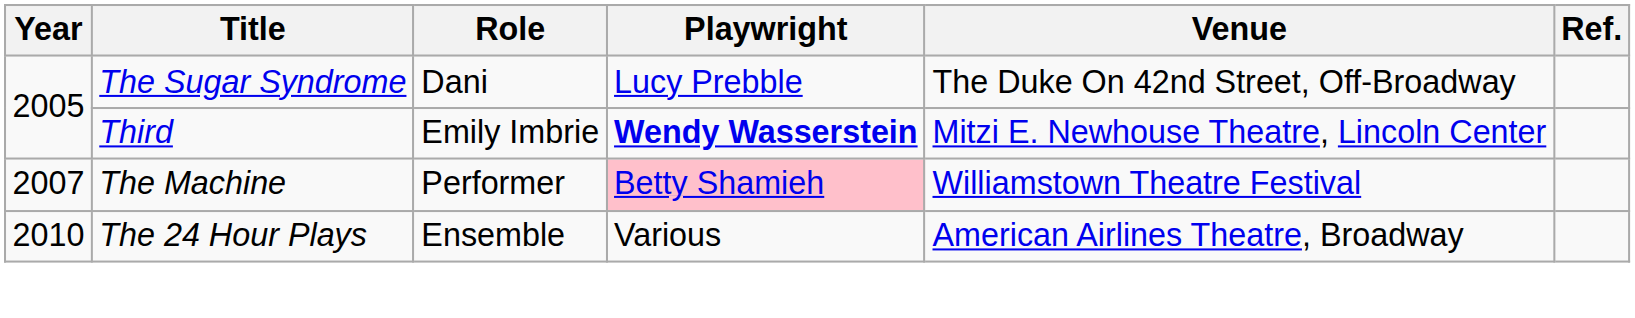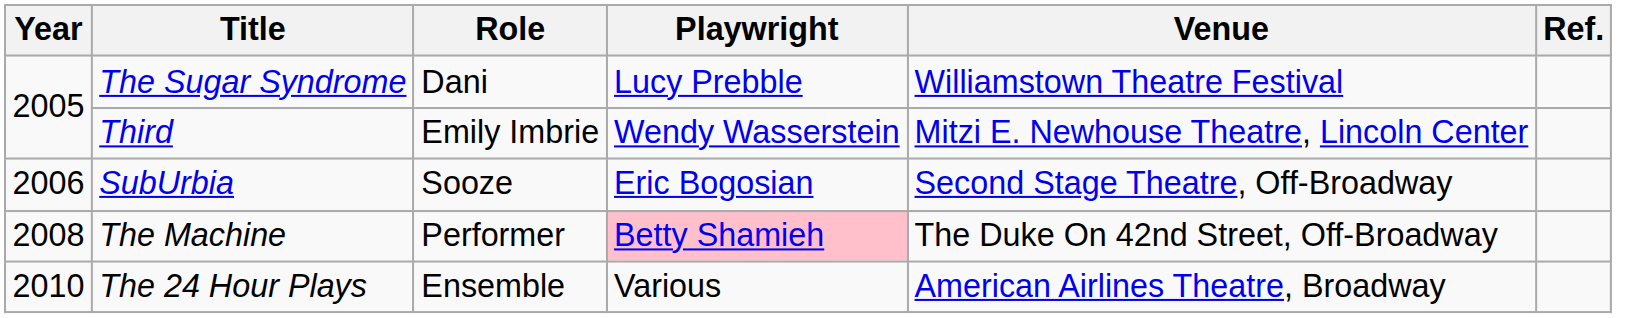(1224, 81) The Duke On 42nd Street, Off-Broadway -> (1129, 81) Williamstown Theatre Festival
(766, 132) bold -> (757, 132) normal
+ row: (167, 183)
(48, 183) 2007 -> (48, 235) 2008
(1147, 183) Williamstown Theatre Festival -> (1206, 235) The Duke On 42nd Street, Off-Broadway
